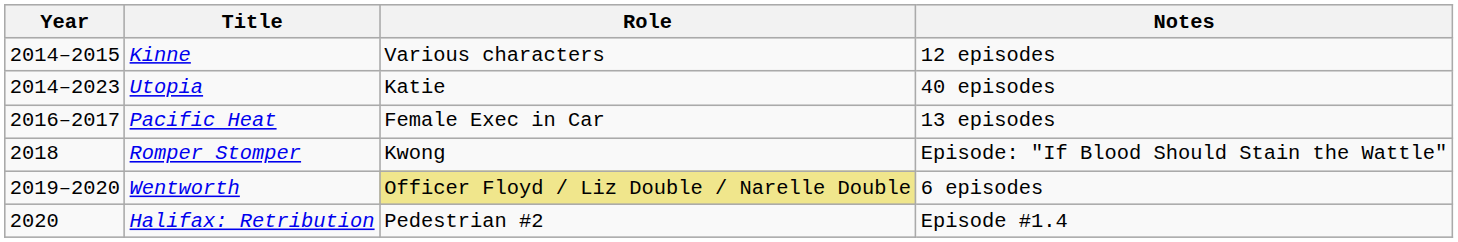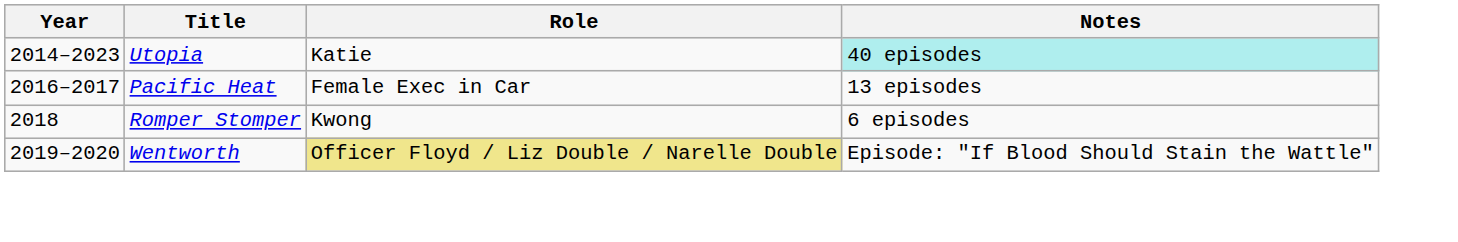- row: (160, 55)
(988, 88) no background -> (915, 55) paleturquoise background
(1184, 154) Episode: "If Blood Should Stain the Wattle" -> (908, 121) 6 episodes
(982, 188) 6 episodes -> (1111, 154) Episode: "If Blood Should Stain the Wattle"
- row: (252, 221)
